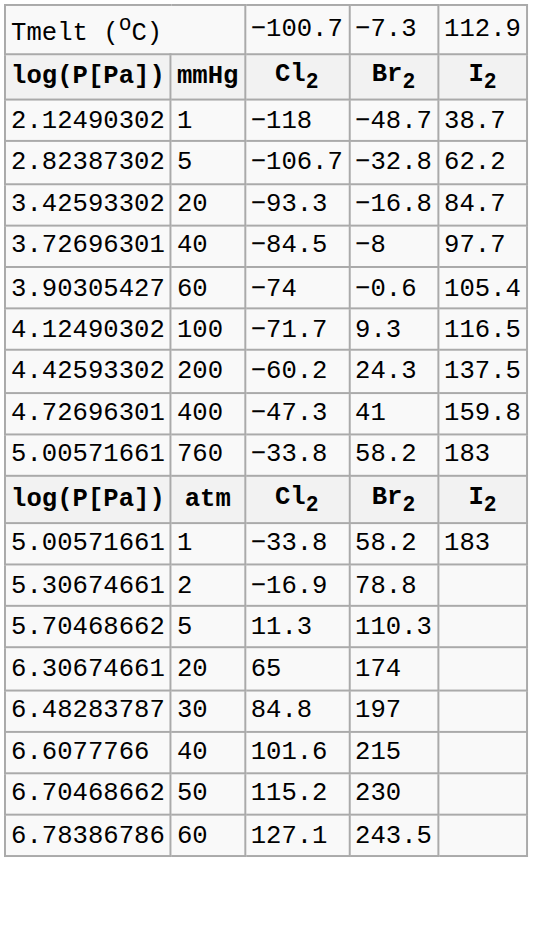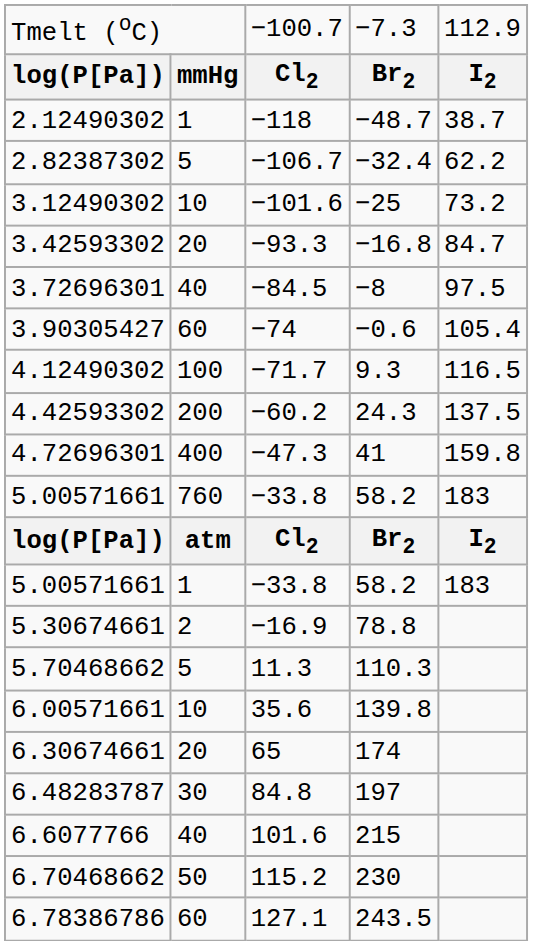(393, 163) −32.8 -> (393, 163) −32.4
+ row: (88, 204)
(475, 246) 97.7 -> (475, 288) 97.5
+ row: (88, 710)
